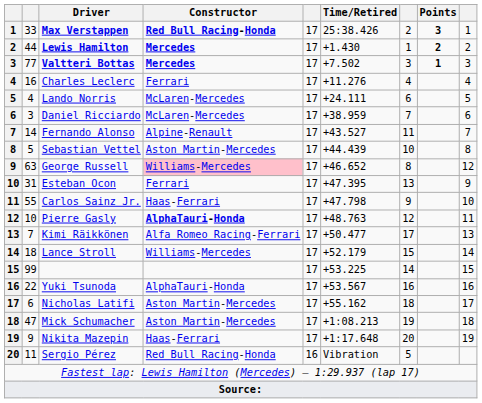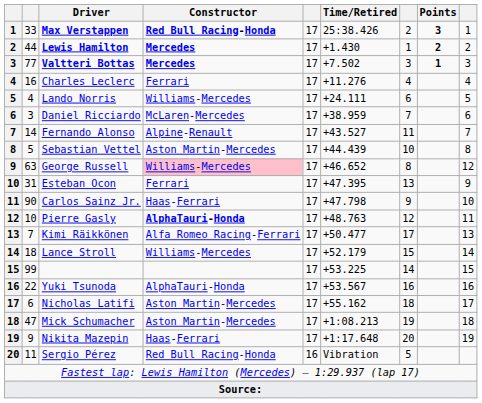(195, 99) McLaren-Mercedes -> (198, 99) Williams-Mercedes
(31, 201) 55 -> (31, 201) 90
